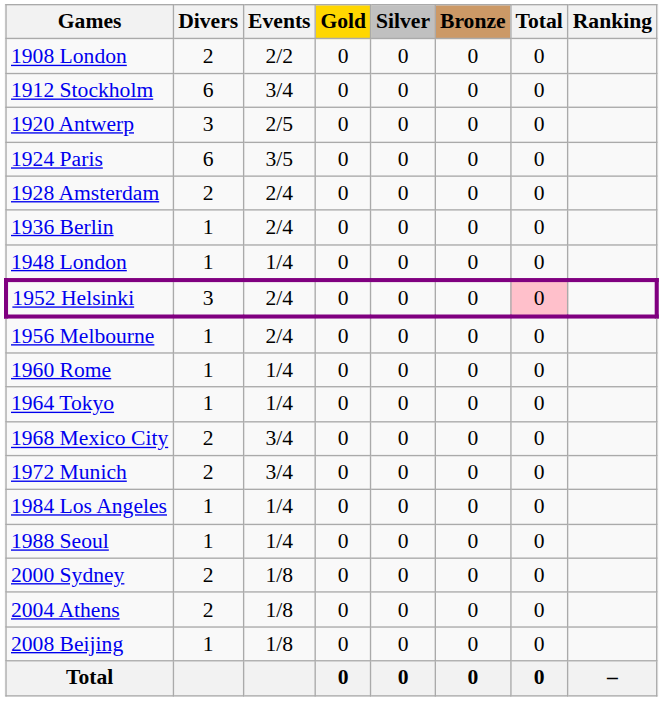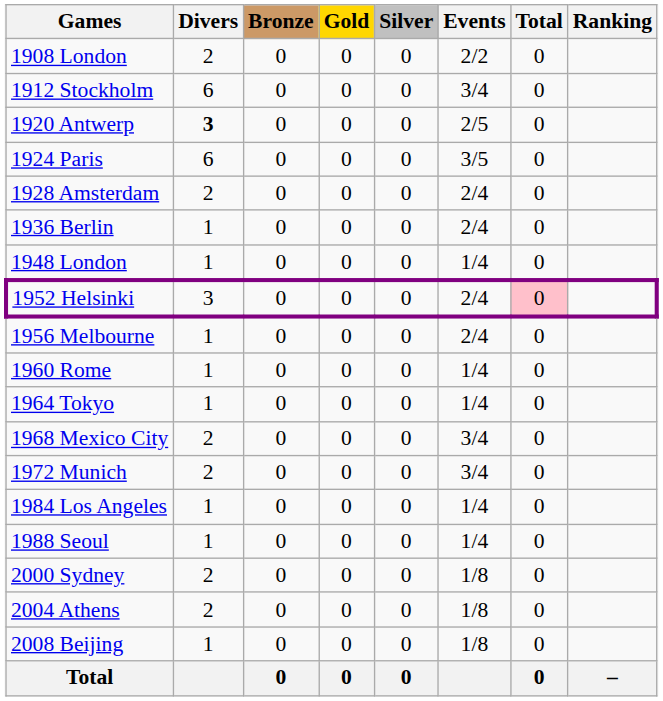columns swapped: (279, 21) <-> (473, 21)
(208, 124) normal -> (208, 124) bold
